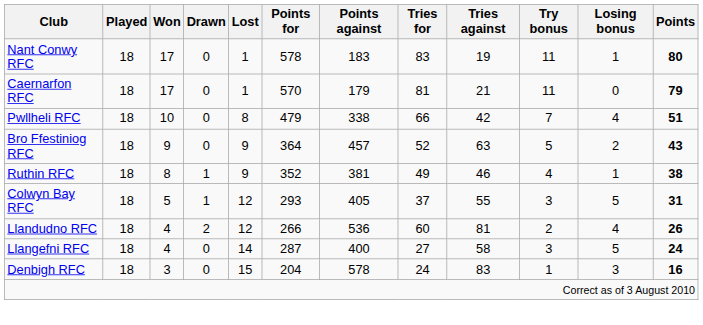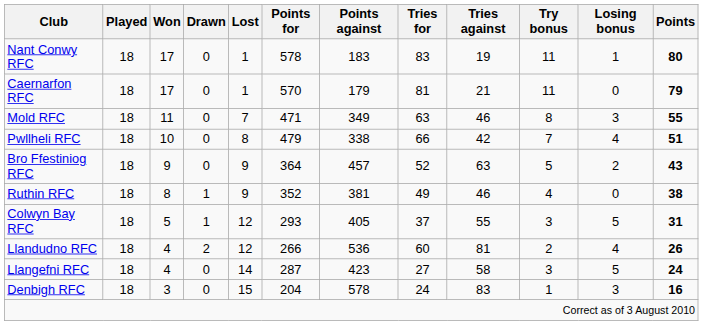+ row: (36, 118)
(616, 173) 1 -> (616, 194) 0
(359, 249) 400 -> (359, 269) 423
